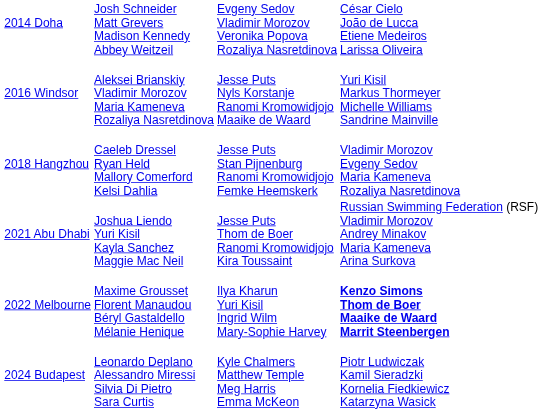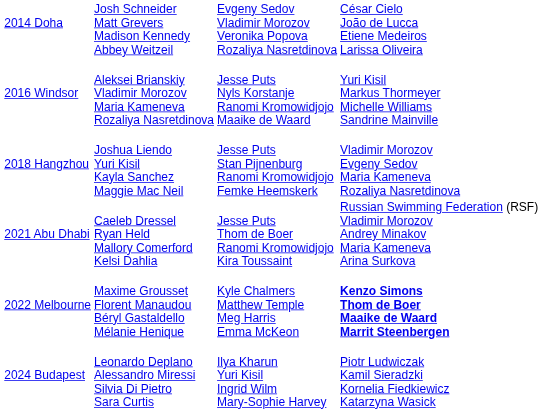(143, 170) Caeleb Dressel Ryan Held Mallory Comerford Kelsi Dahlia -> (139, 170) Joshua Liendo Yuri Kisil Kayla Sanchez Maggie Mac Neil
(139, 241) Joshua Liendo Yuri Kisil Kayla Sanchez Maggie Mac Neil -> (143, 241) Caeleb Dressel Ryan Held Mallory Comerford Kelsi Dahlia
(272, 311) Ilya Kharun Yuri Kisil Ingrid Wilm Mary-Sophie Harvey -> (261, 311) Kyle Chalmers Matthew Temple Meg Harris Emma McKeon
(261, 382) Kyle Chalmers Matthew Temple Meg Harris Emma McKeon -> (272, 382) Ilya Kharun Yuri Kisil Ingrid Wilm Mary-Sophie Harvey
